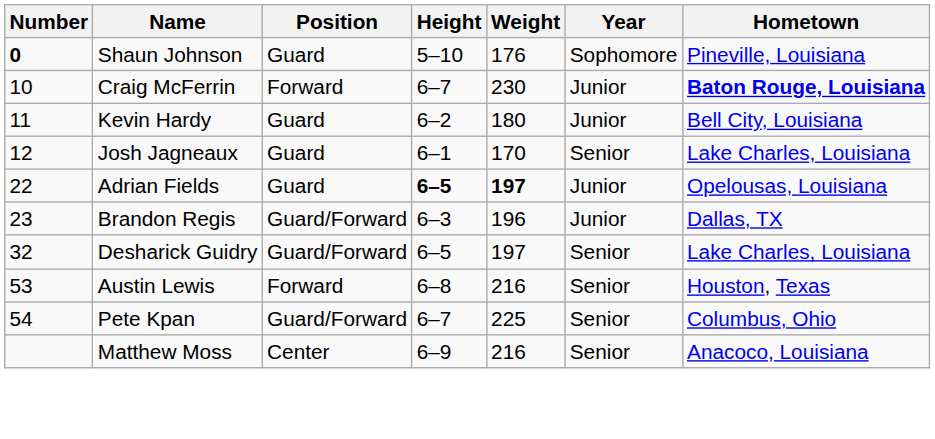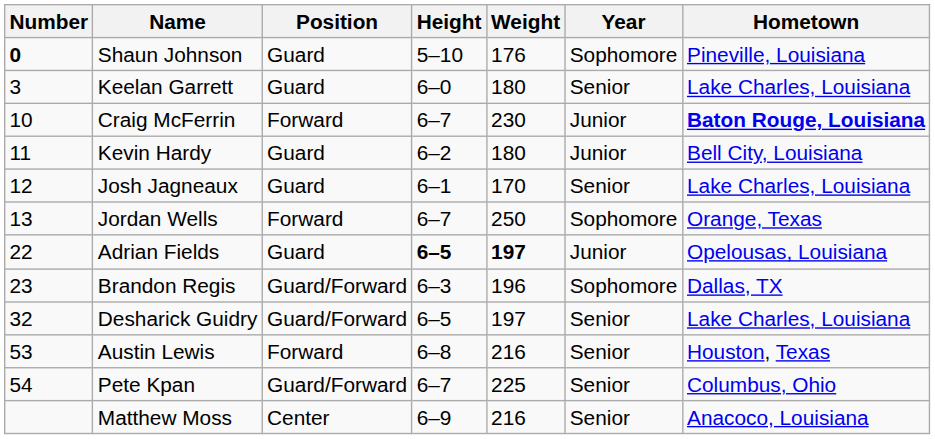+ row: (165, 87)
+ row: (158, 219)
(598, 219) Junior -> (624, 285) Sophomore
